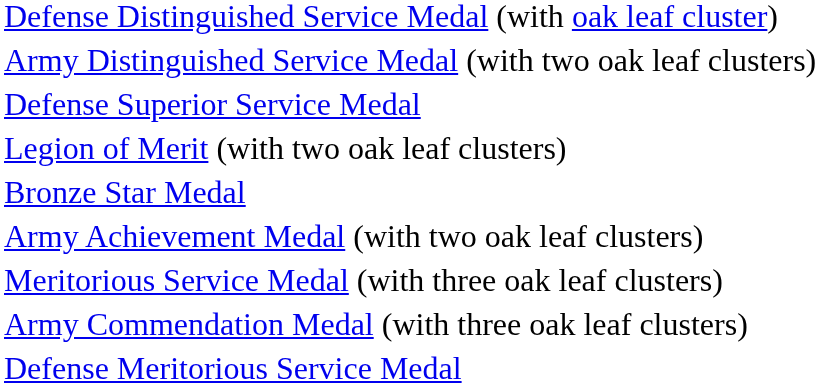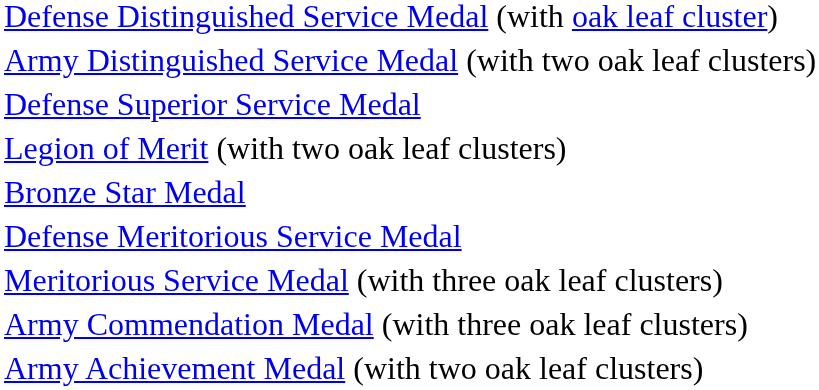rows swapped: (233, 368) <-> (354, 236)
